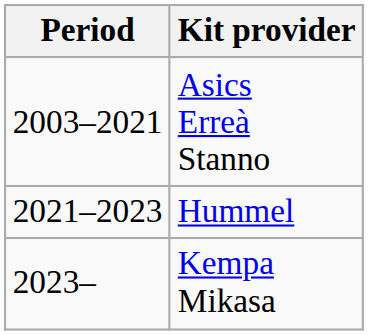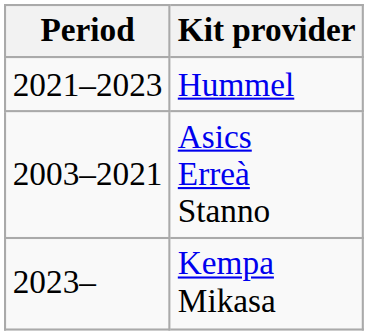rows swapped: (224, 121) <-> (236, 211)
